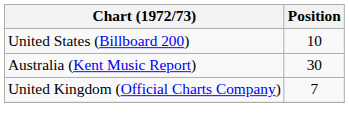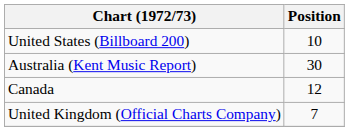+ row: (31, 89)
